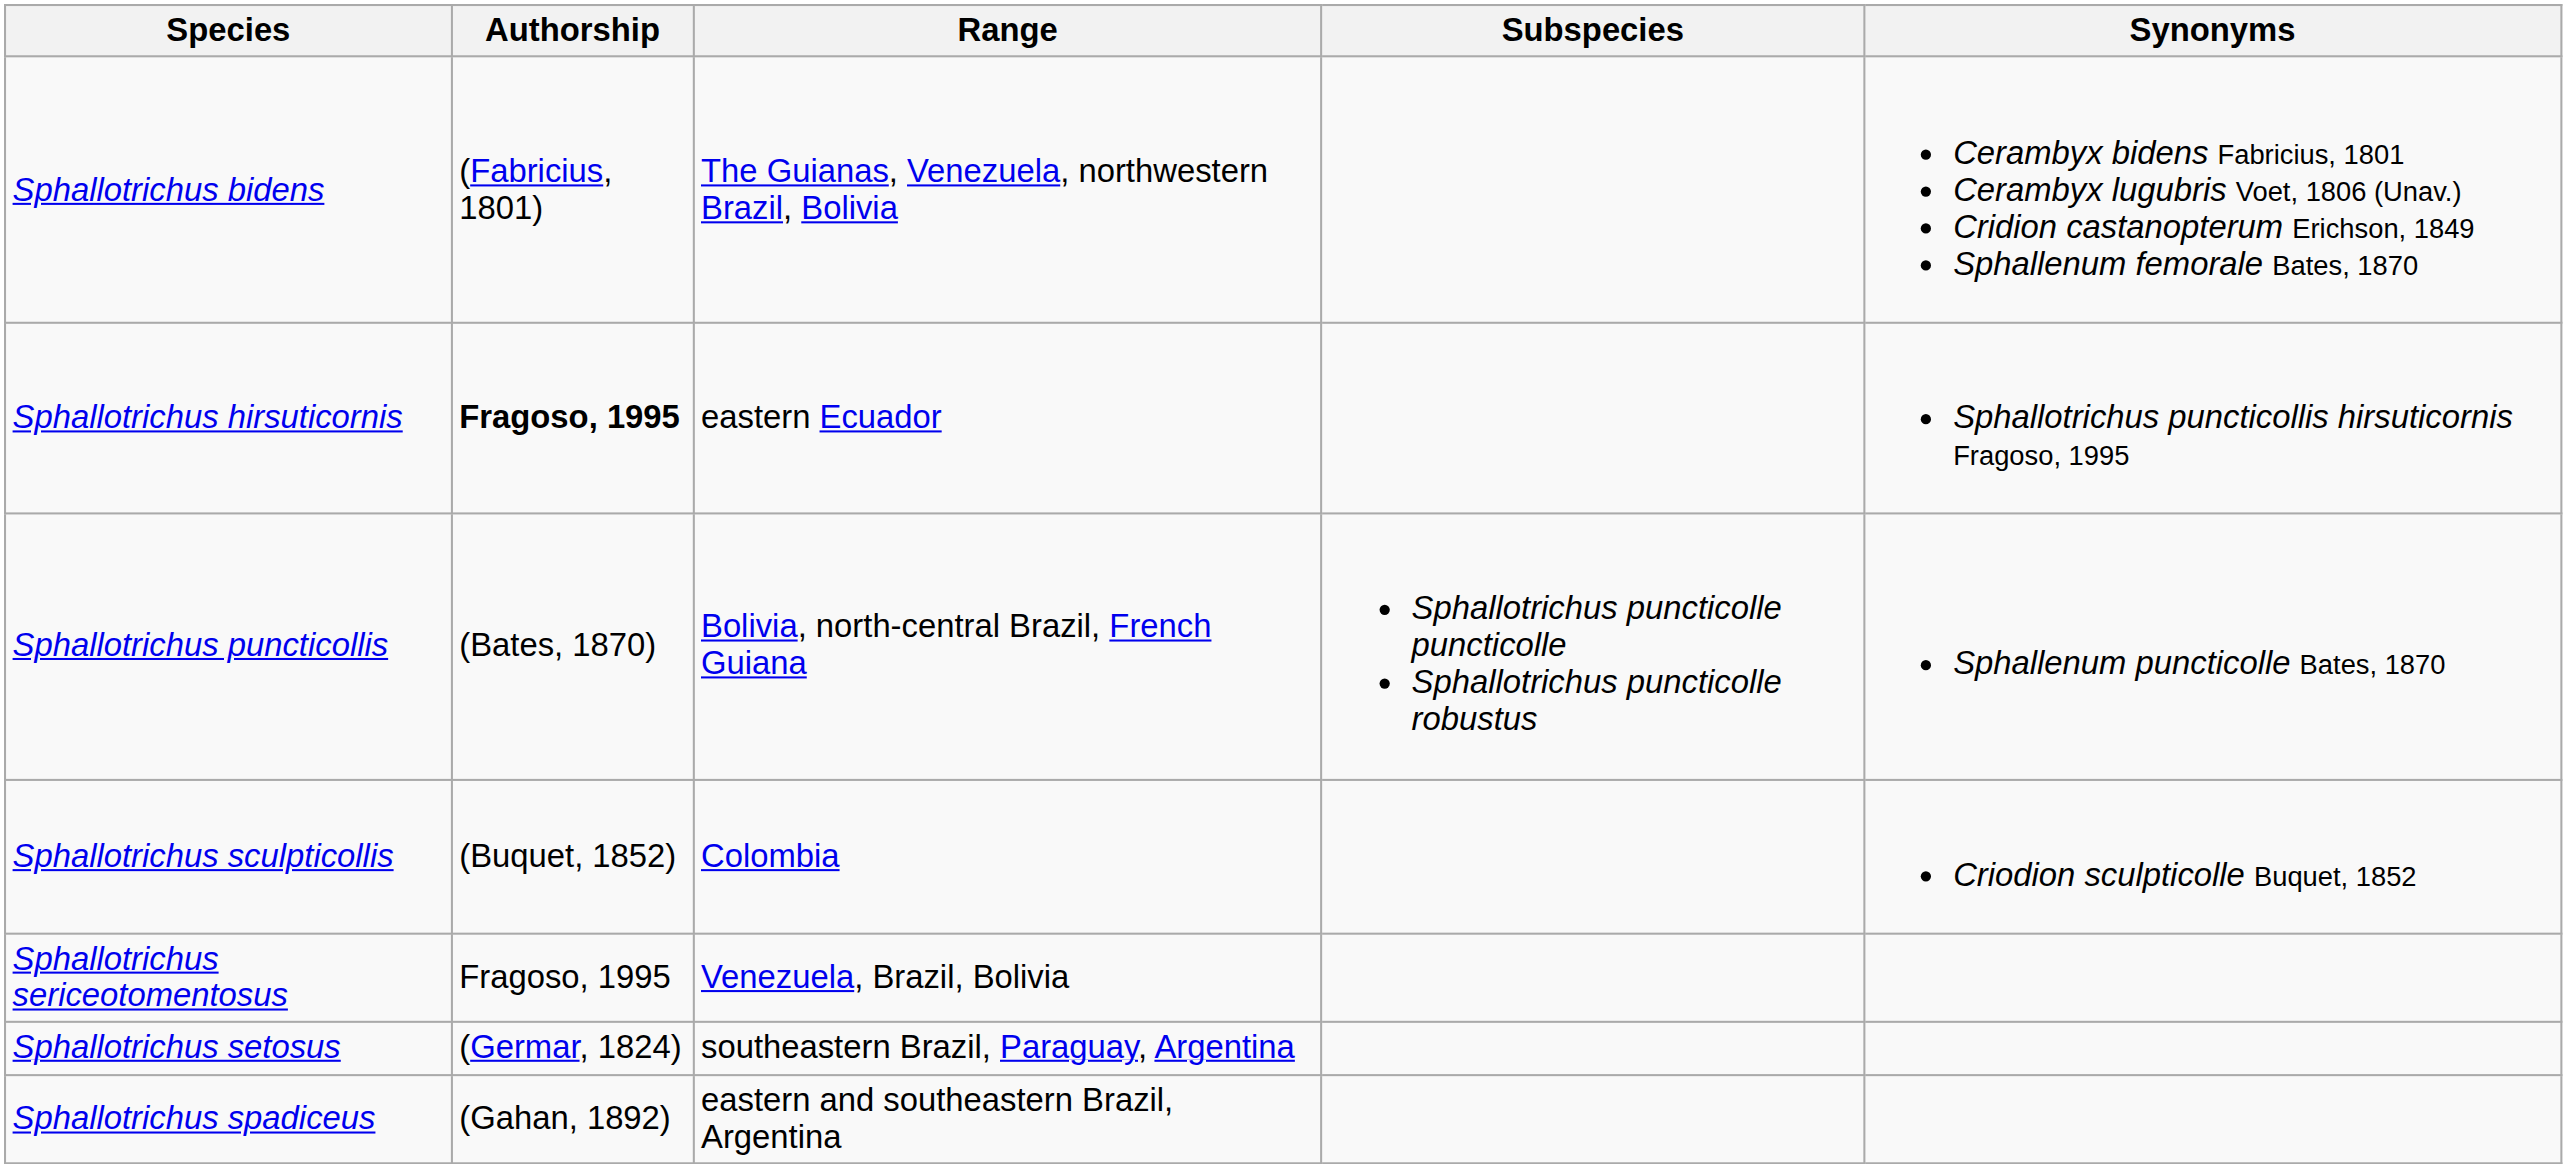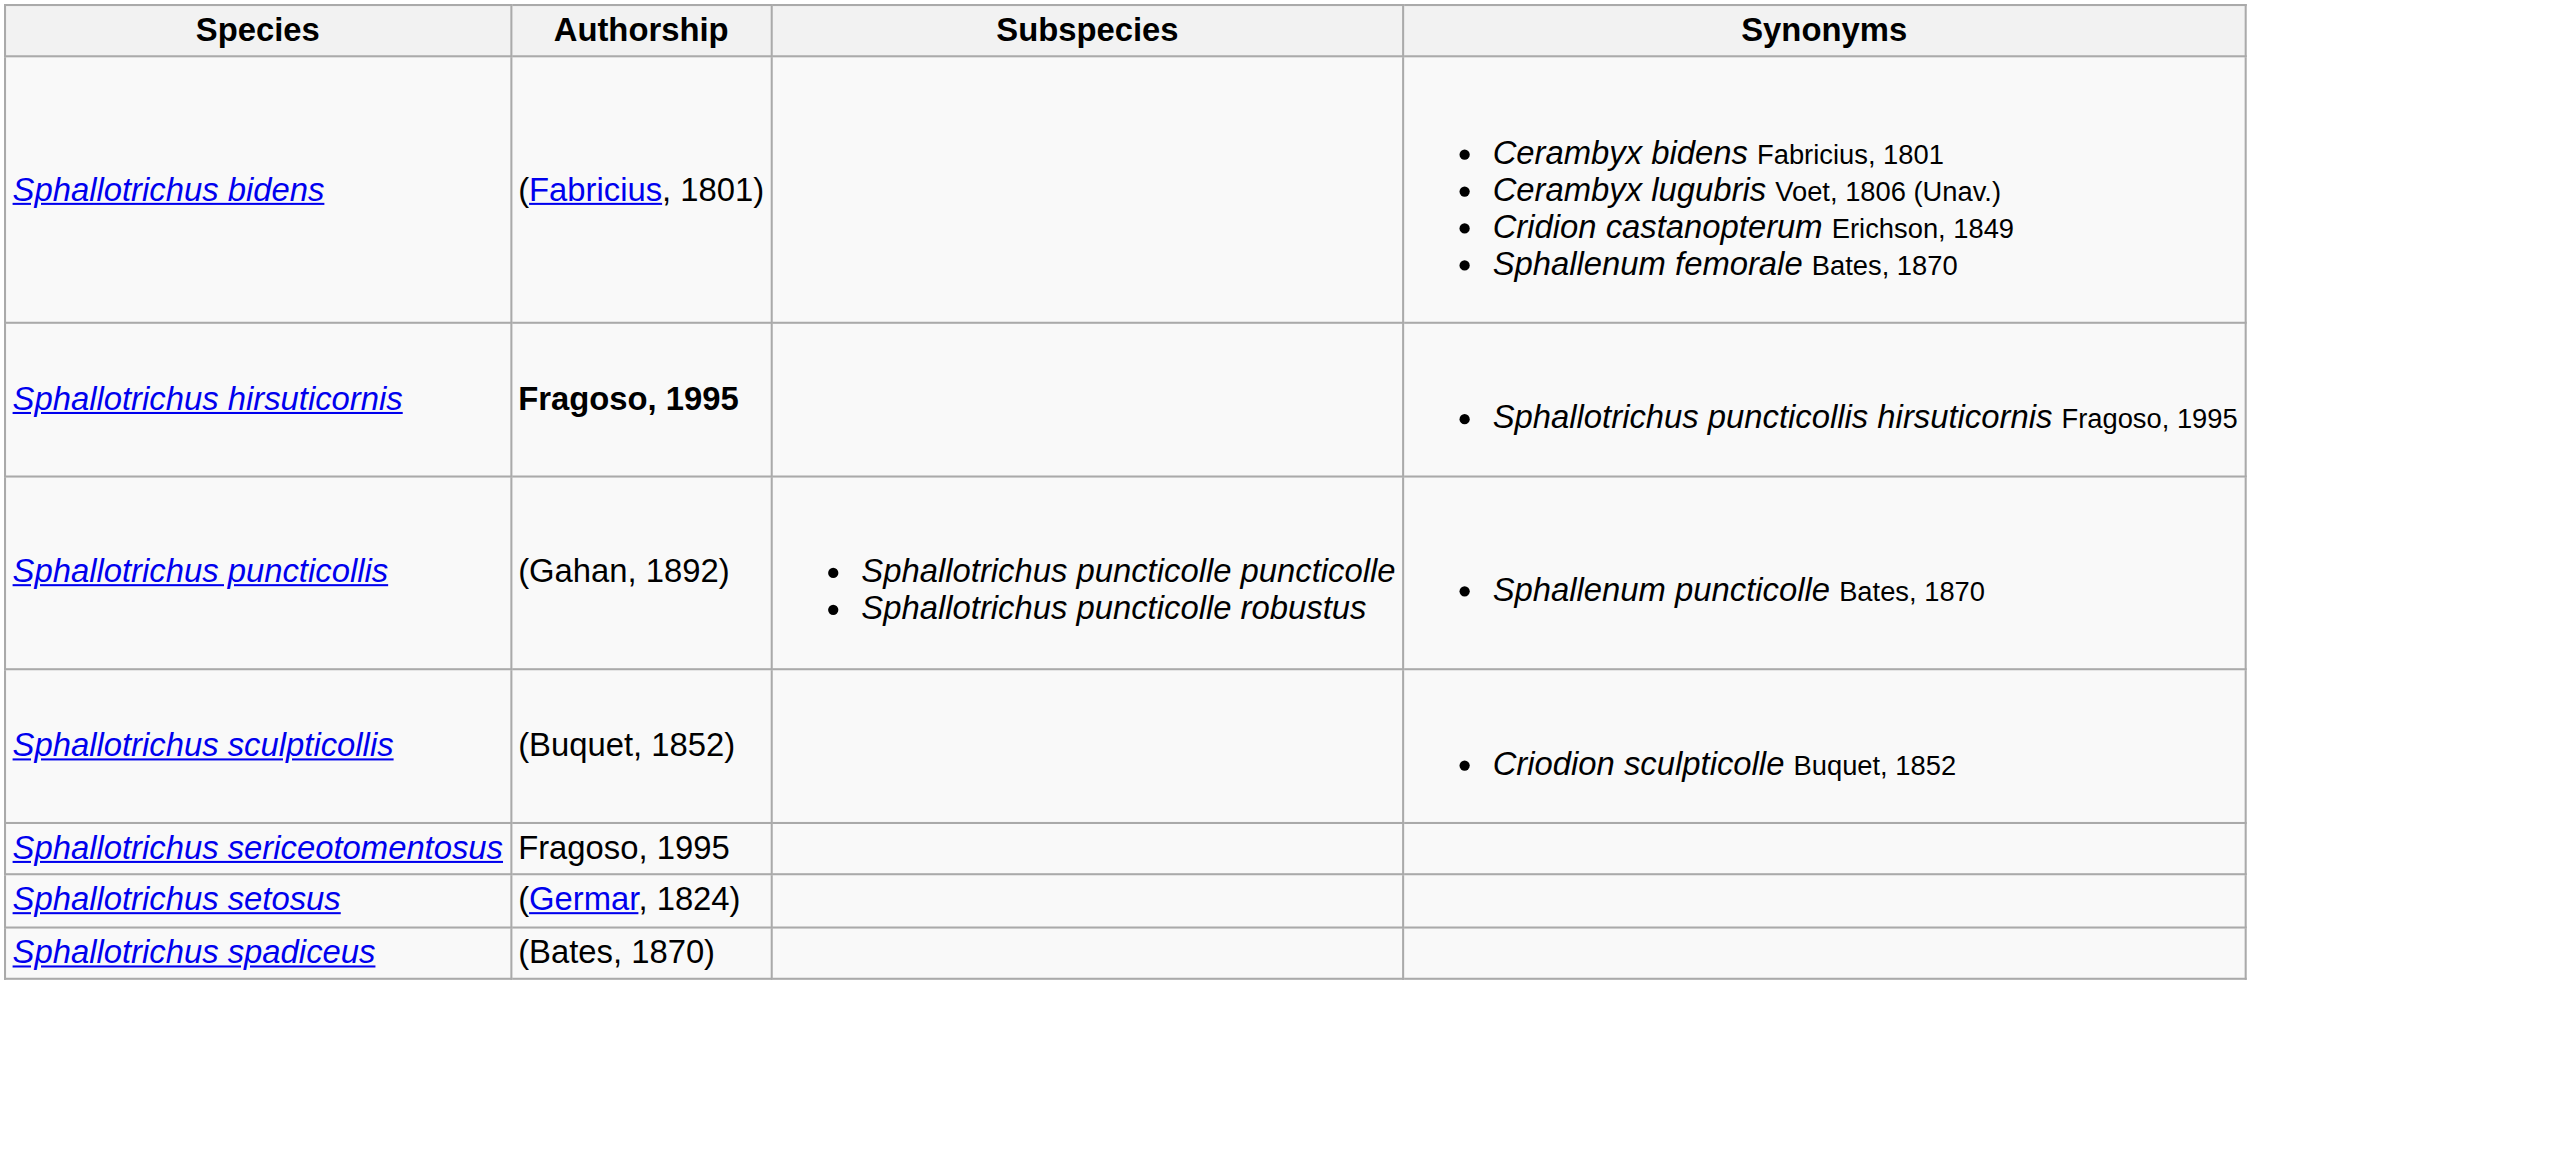- column: (1008, 30)
(558, 645) (Bates, 1870) -> (624, 571) (Gahan, 1892)
(565, 1118) (Gahan, 1892) -> (617, 952) (Bates, 1870)
